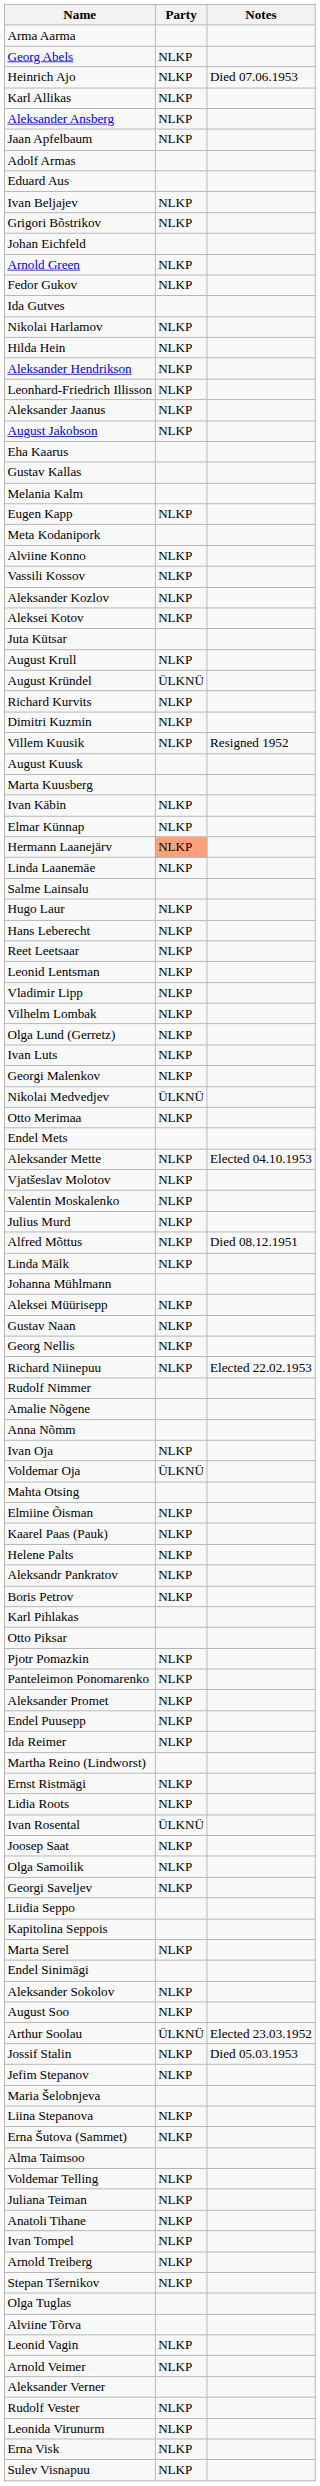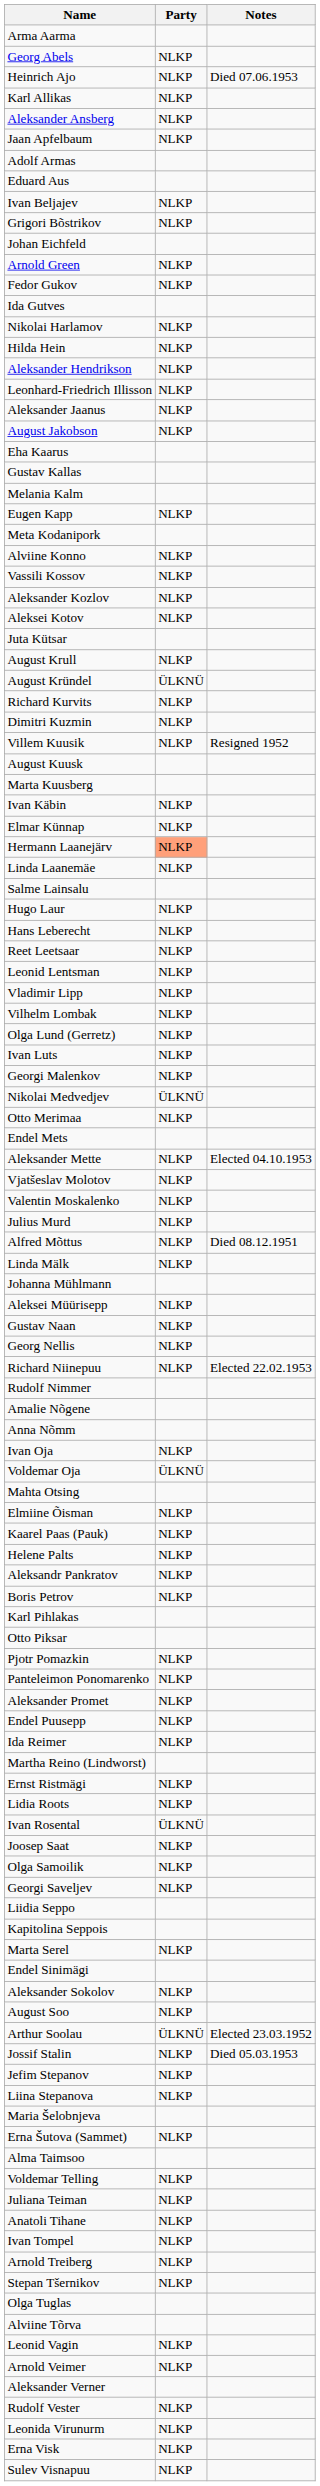rows swapped: (50, 2116) <-> (54, 2095)
